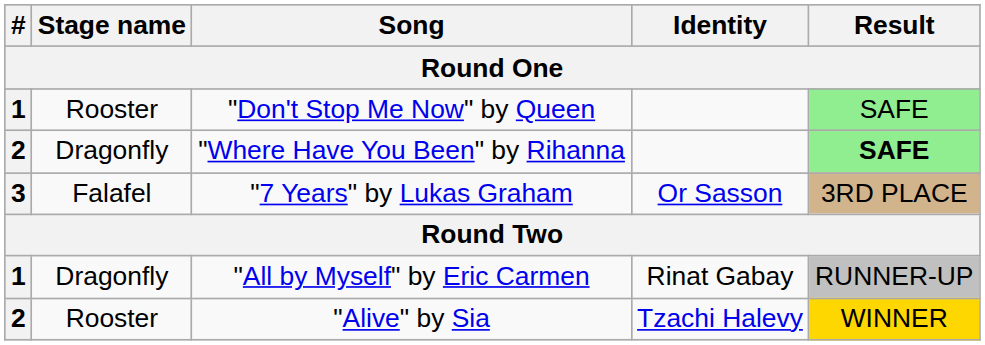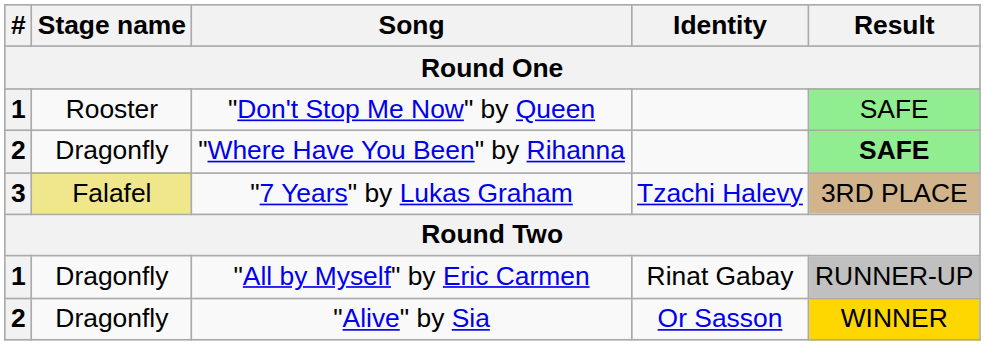(112, 192) no background -> (112, 192) khaki background
(720, 192) Or Sasson -> (720, 192) Tzachi Halevy
(112, 318) Rooster -> (112, 318) Dragonfly
(720, 318) Tzachi Halevy -> (720, 318) Or Sasson
